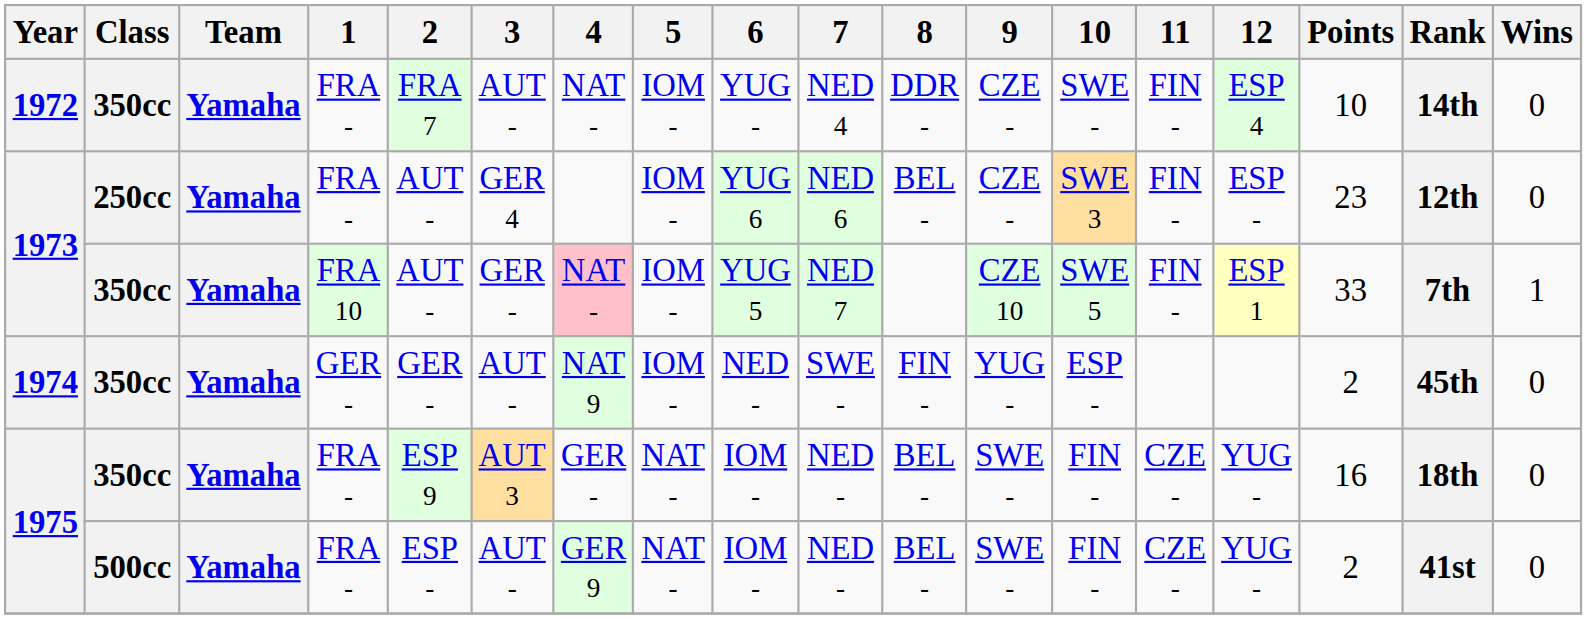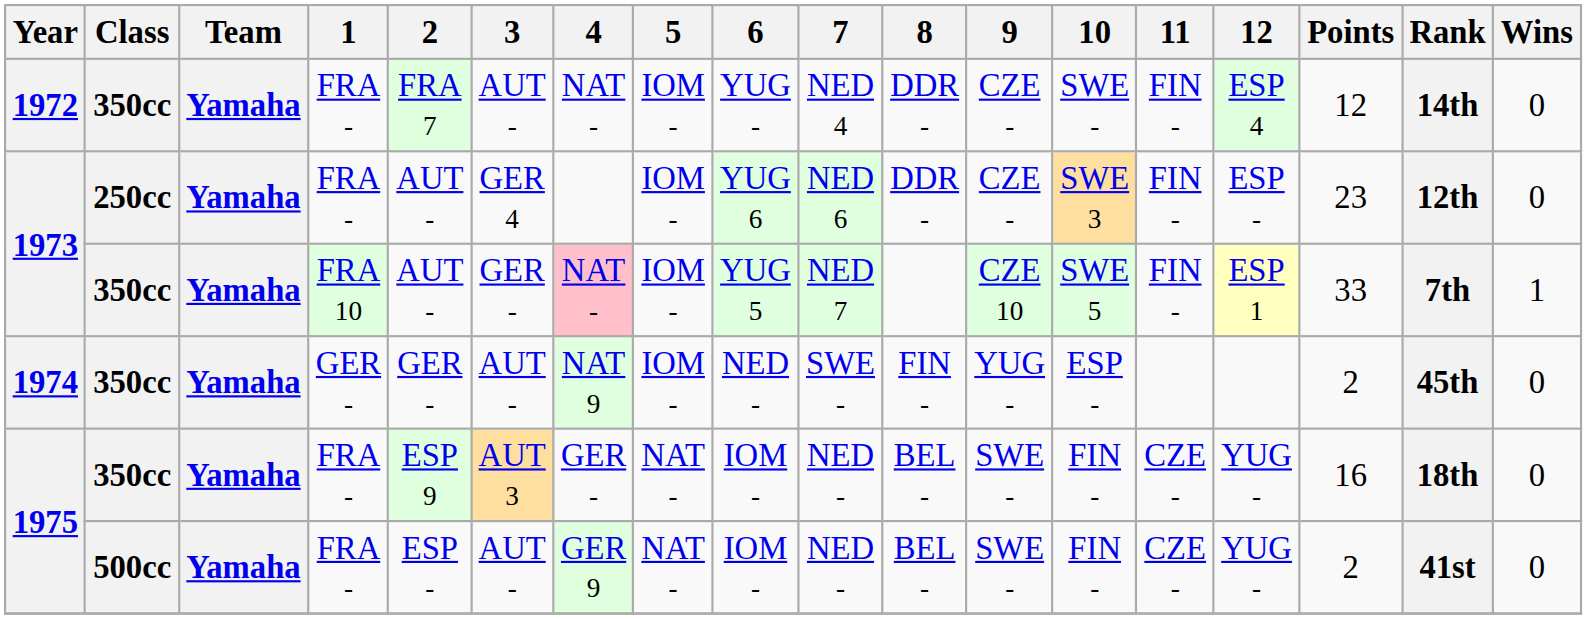(1351, 104) 10 -> (1351, 104) 12
(925, 197) BEL - -> (925, 197) DDR -
